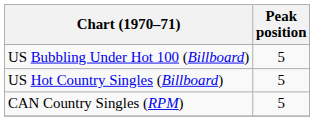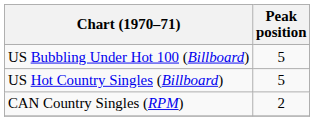(281, 103) 5 -> (281, 103) 2
